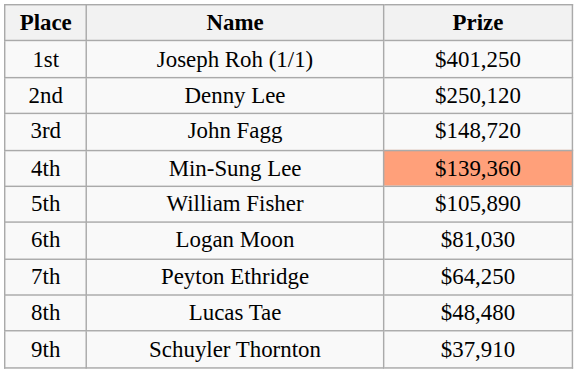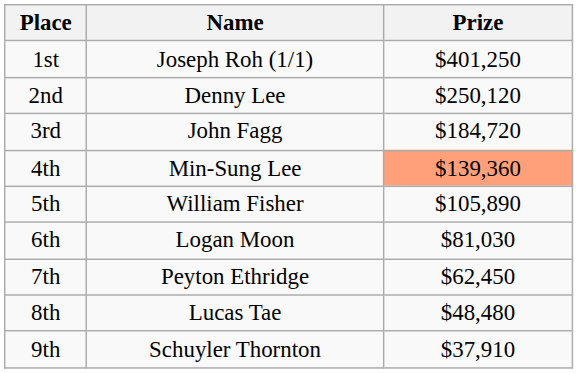(478, 131) $148,720 -> (478, 131) $184,720
(478, 276) $64,250 -> (478, 276) $62,450
